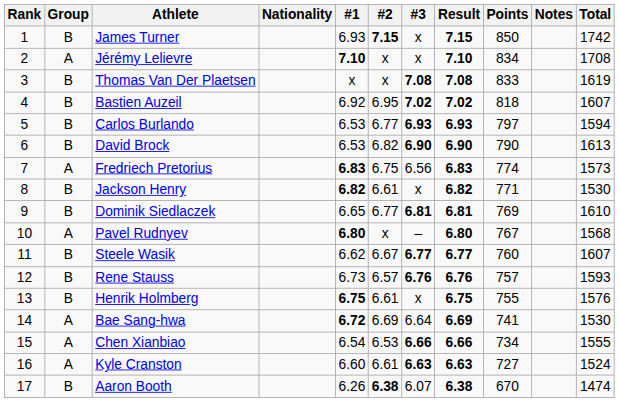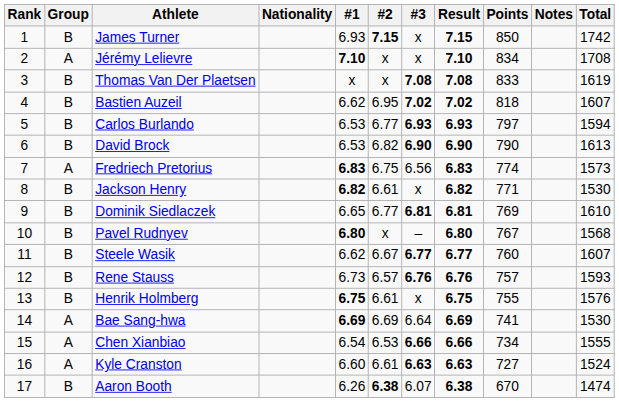(352, 102) 6.92 -> (352, 102) 6.62
(68, 233) A -> (68, 233) B
(352, 320) 6.72 -> (352, 320) 6.69
